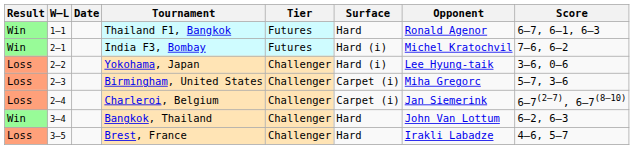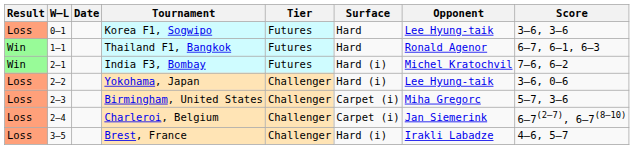+ row: (158, 30)
- row: (158, 119)
(349, 136) Hard -> (362, 136) Hard (i)
